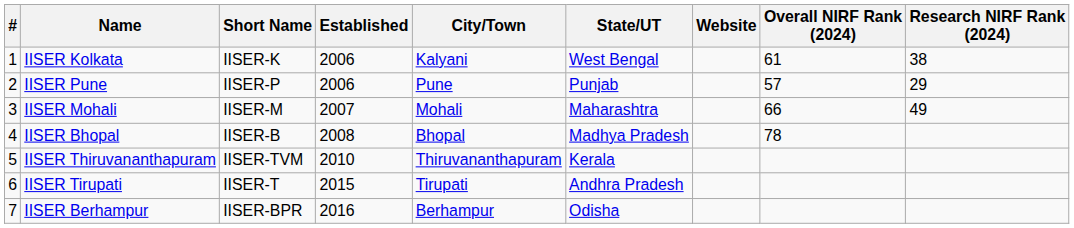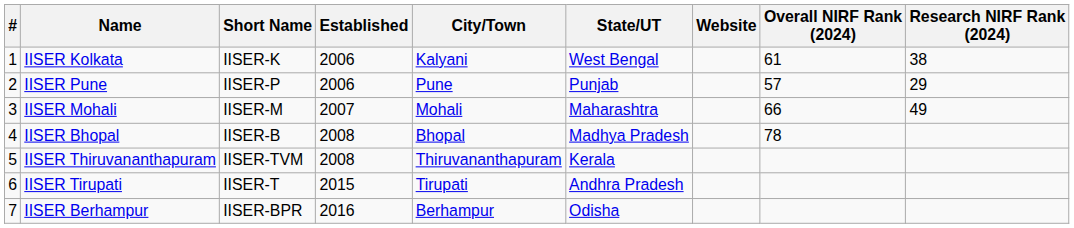(337, 160) 2010 -> (337, 160) 2008
